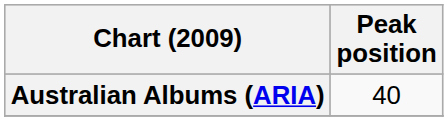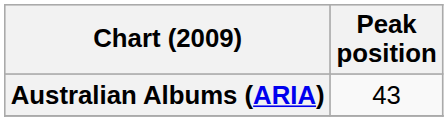(387, 94) 40 -> (387, 94) 43
